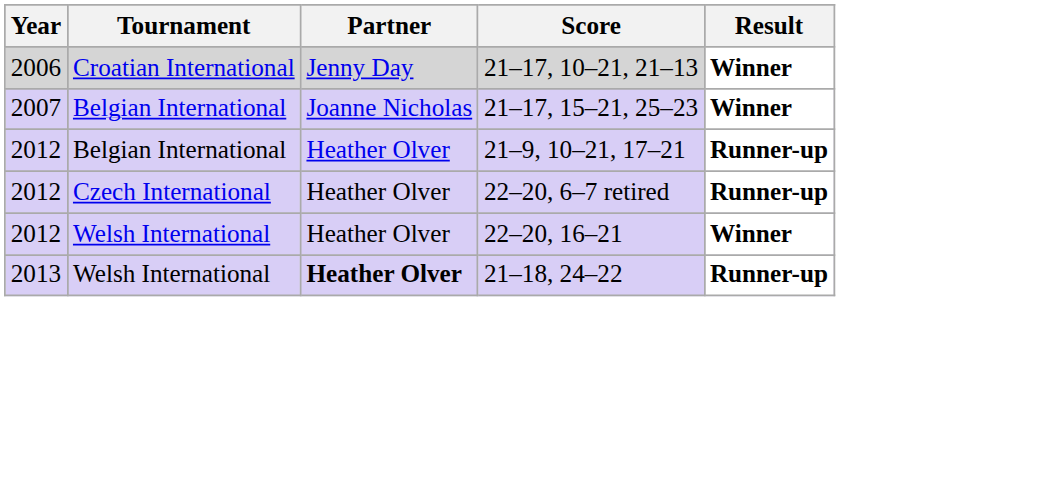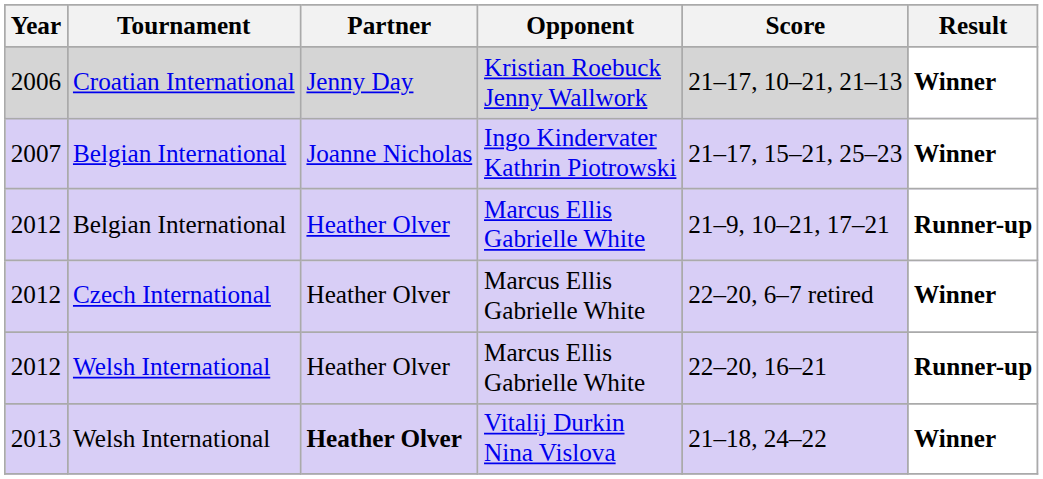+ column: (580, 25)
(769, 191) Runner-up -> (955, 296) Winner
(751, 233) Winner -> (973, 367) Runner-up
(769, 275) Runner-up -> (955, 438) Winner
